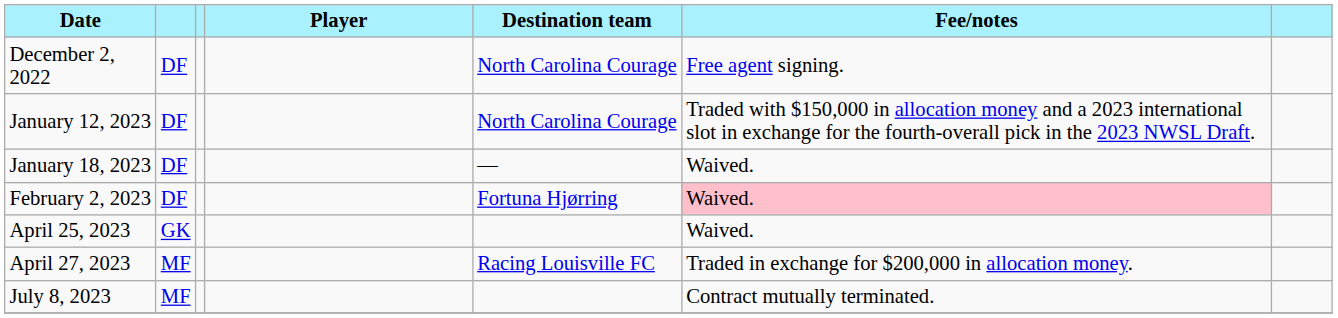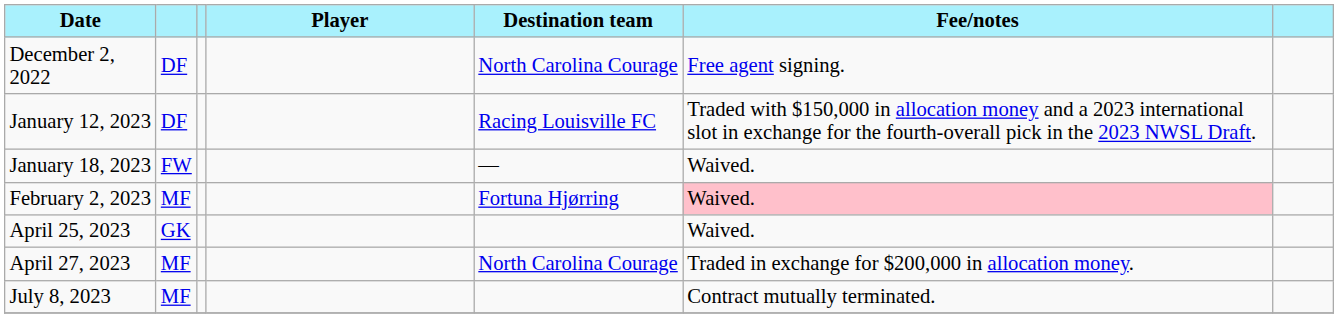(577, 121) North Carolina Courage -> (567, 121) Racing Louisville FC
(174, 165) DF -> (176, 165) FW
(174, 198) DF -> (176, 198) MF
(566, 263) Racing Louisville FC -> (578, 263) North Carolina Courage
